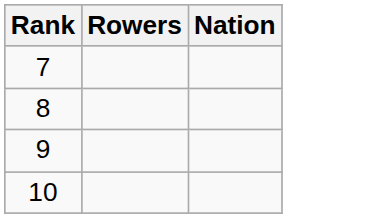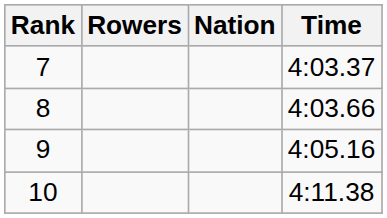+ column: (332, 25)
